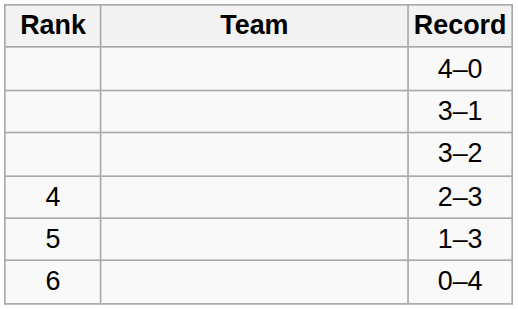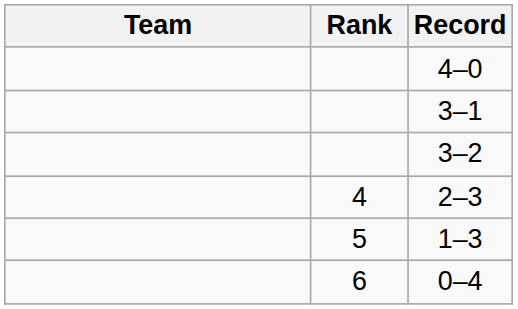columns swapped: (53, 25) <-> (254, 25)
